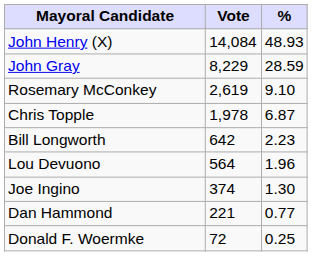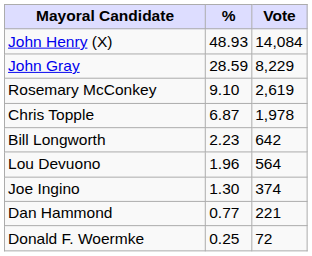columns swapped: (233, 16) <-> (284, 16)
